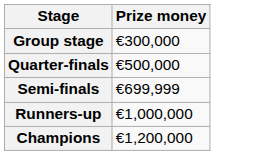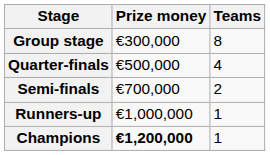+ column: (237, 16)
(148, 89) €699,999 -> (148, 89) €700,000
(154, 138) normal -> (154, 138) bold
